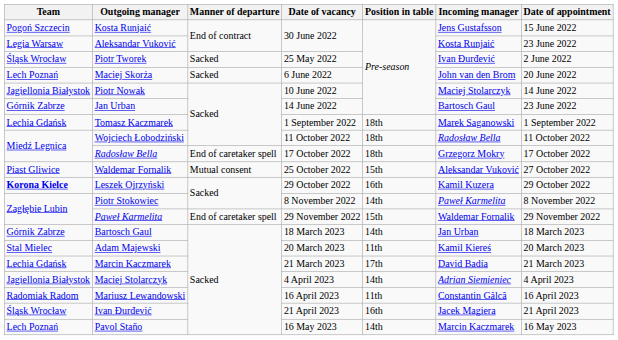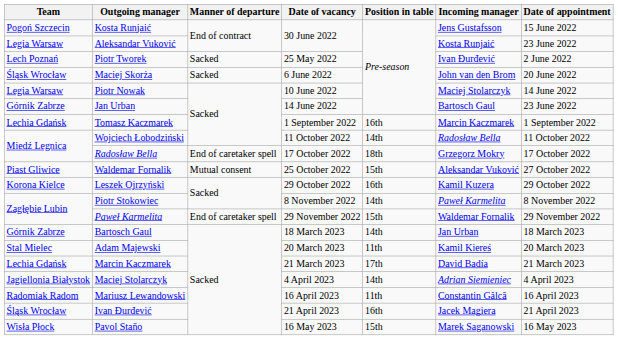(36, 59) Śląsk Wrocław -> (32, 59) Lech Poznań
(32, 75) Lech Poznań -> (36, 75) Śląsk Wrocław
(48, 91) Jagiellonia Białystok -> (35, 91) Legia Warsaw
(374, 122) 18th -> (374, 122) 16th
(476, 122) Marek Saganowski -> (476, 122) Marcin Kaczmarek
(374, 138) 18th -> (374, 138) 14th
(37, 185) bold -> (36, 185) normal
(32, 327) Lech Poznań -> (31, 327) Wisła Płock
(374, 327) 14th -> (374, 327) 15th
(476, 327) Marcin Kaczmarek -> (476, 327) Marek Saganowski
